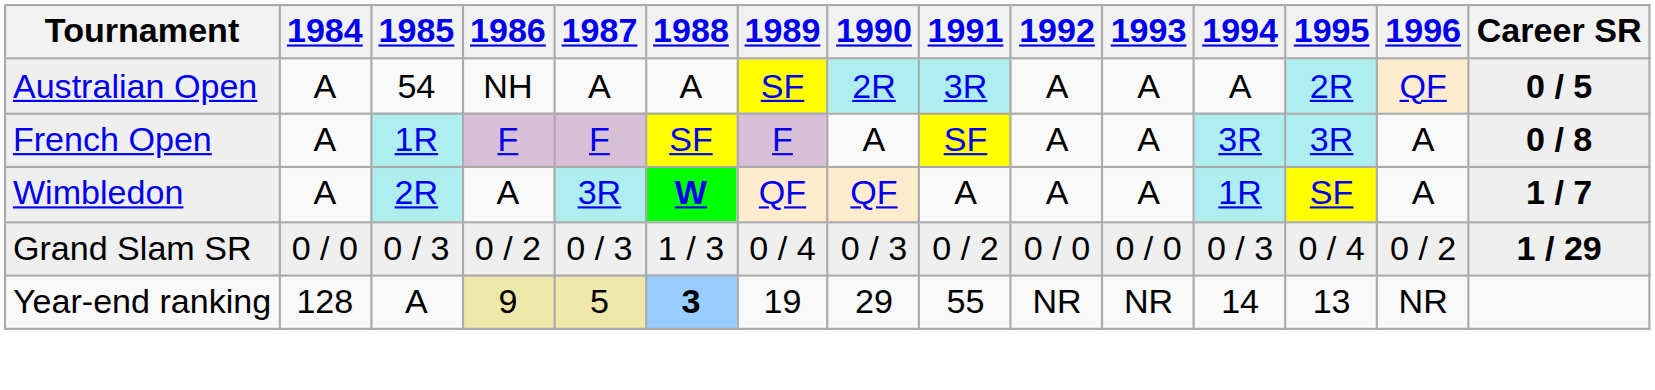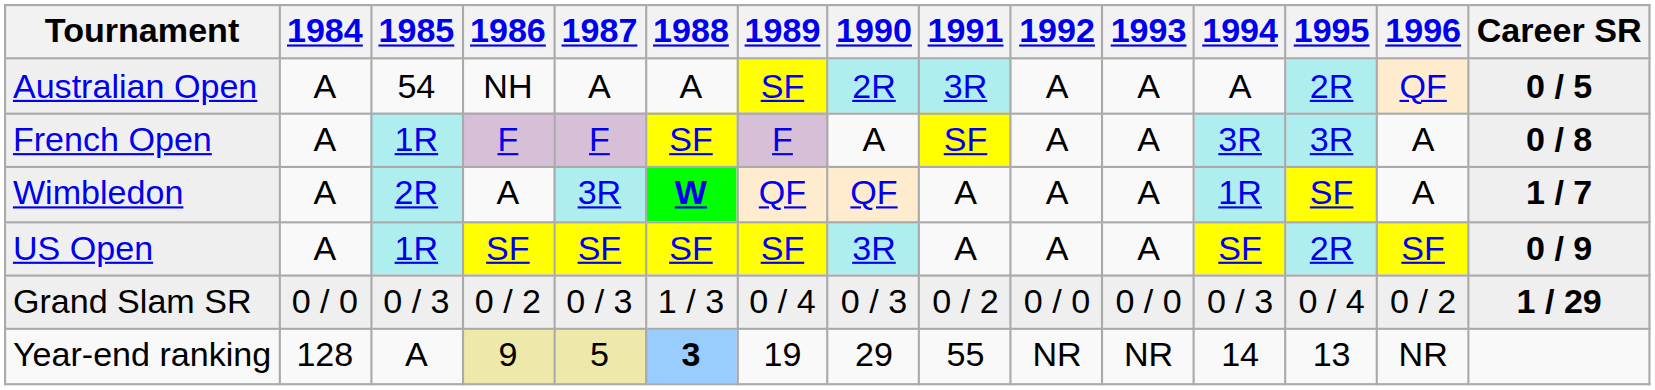+ row: (83, 247)
